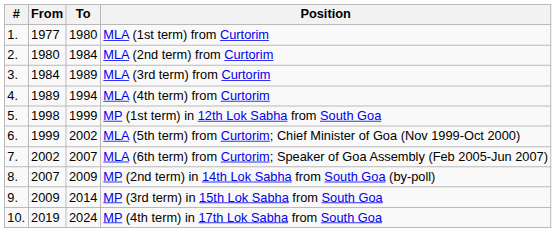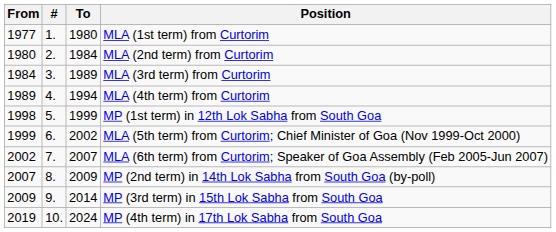columns swapped: (16, 14) <-> (47, 14)
